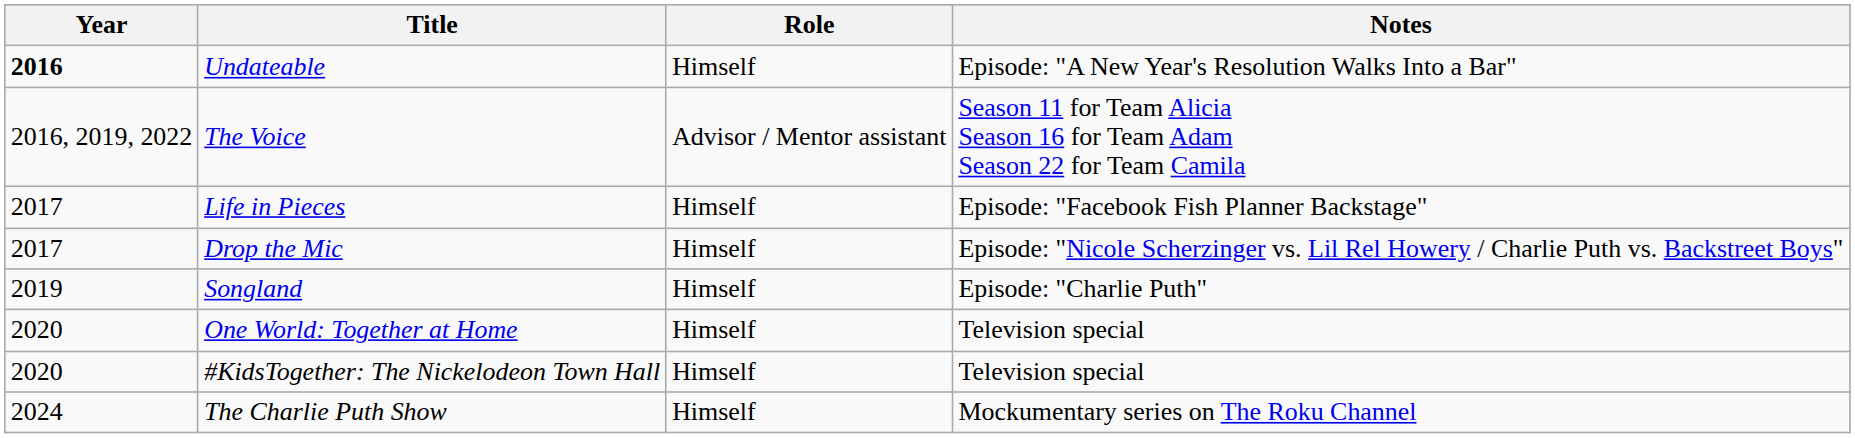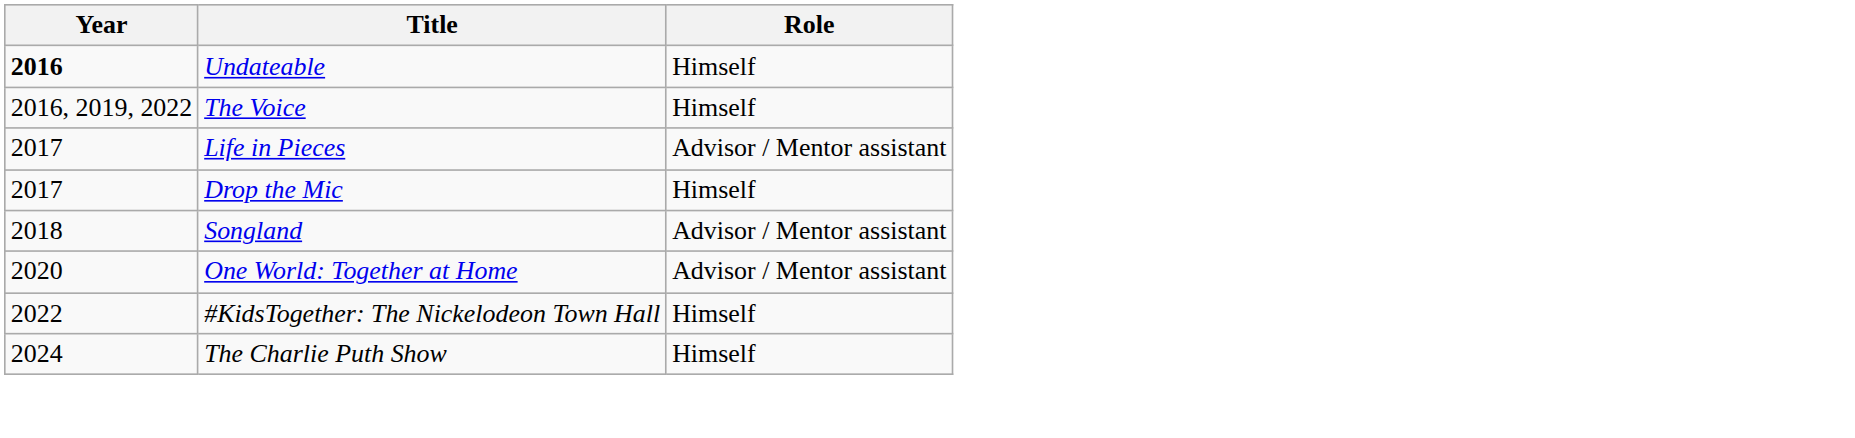- column: (1401, 25)
(809, 136) Advisor / Mentor assistant -> (714, 107) Himself
(714, 206) Himself -> (809, 148) Advisor / Mentor assistant
(37, 288) 2019 -> (37, 230) 2018
(714, 288) Himself -> (809, 230) Advisor / Mentor assistant
(714, 330) Himself -> (809, 271) Advisor / Mentor assistant
(37, 371) 2020 -> (37, 312) 2022
